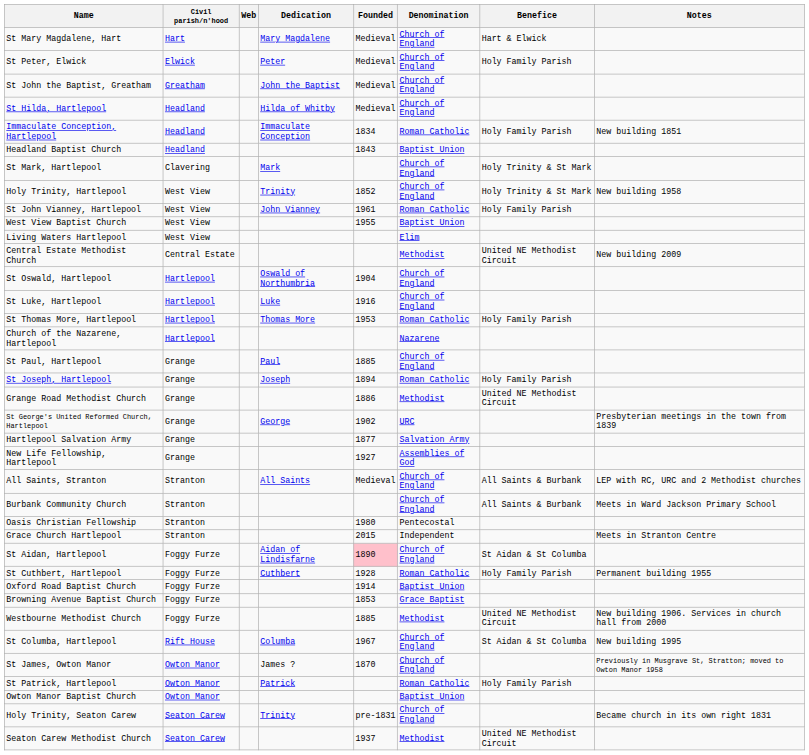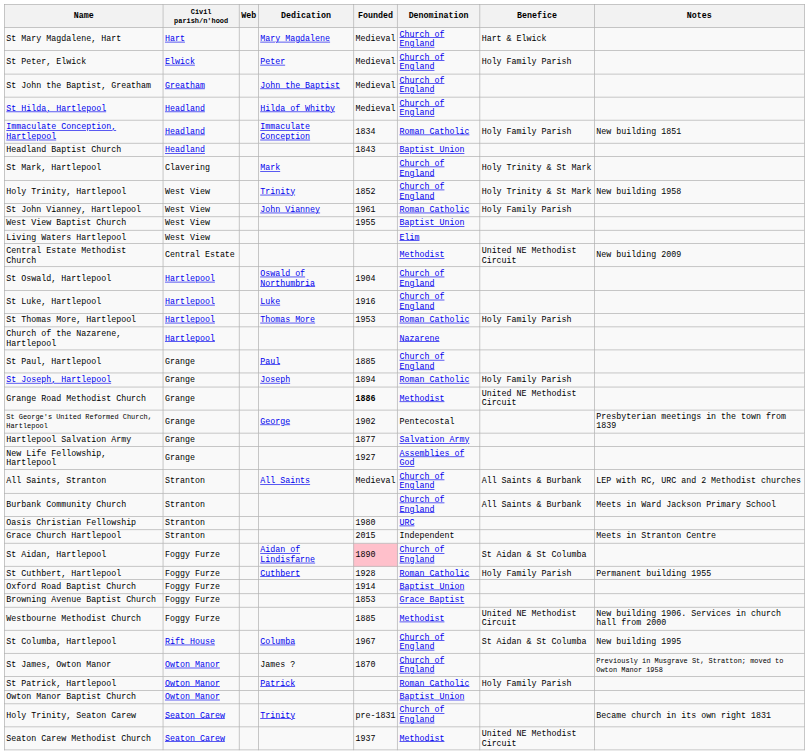(366, 398) normal -> (366, 398) bold
(407, 421) URC -> (427, 421) Pentecostal
(427, 523) Pentecostal -> (407, 523) URC
